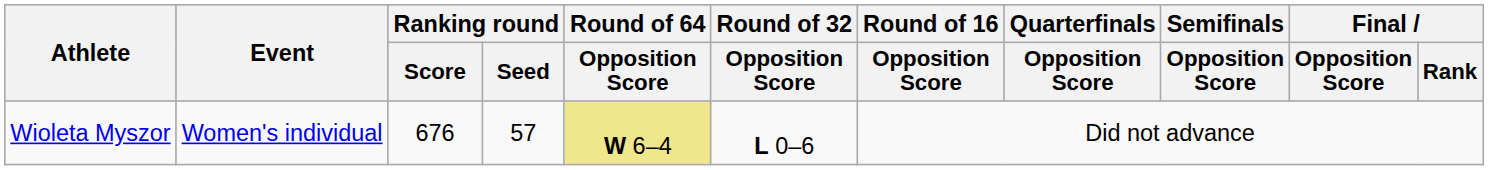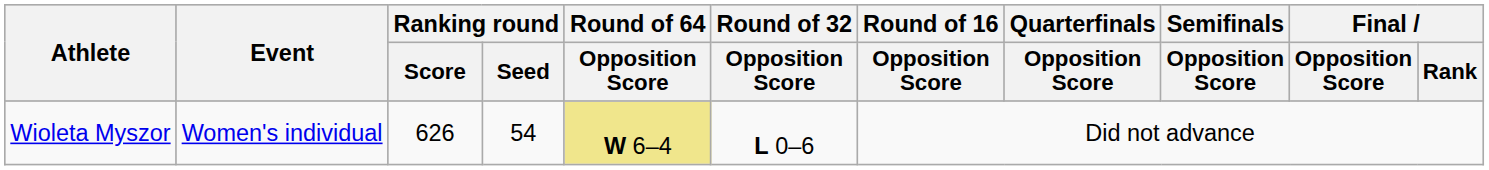(435, 133) 676 -> (435, 133) 626
(523, 133) 57 -> (523, 133) 54
